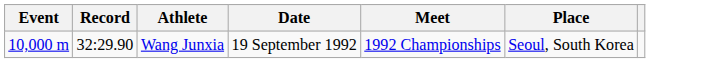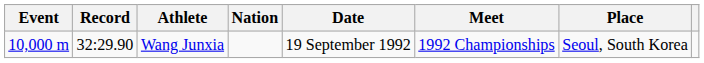+ column: (255, 17)
